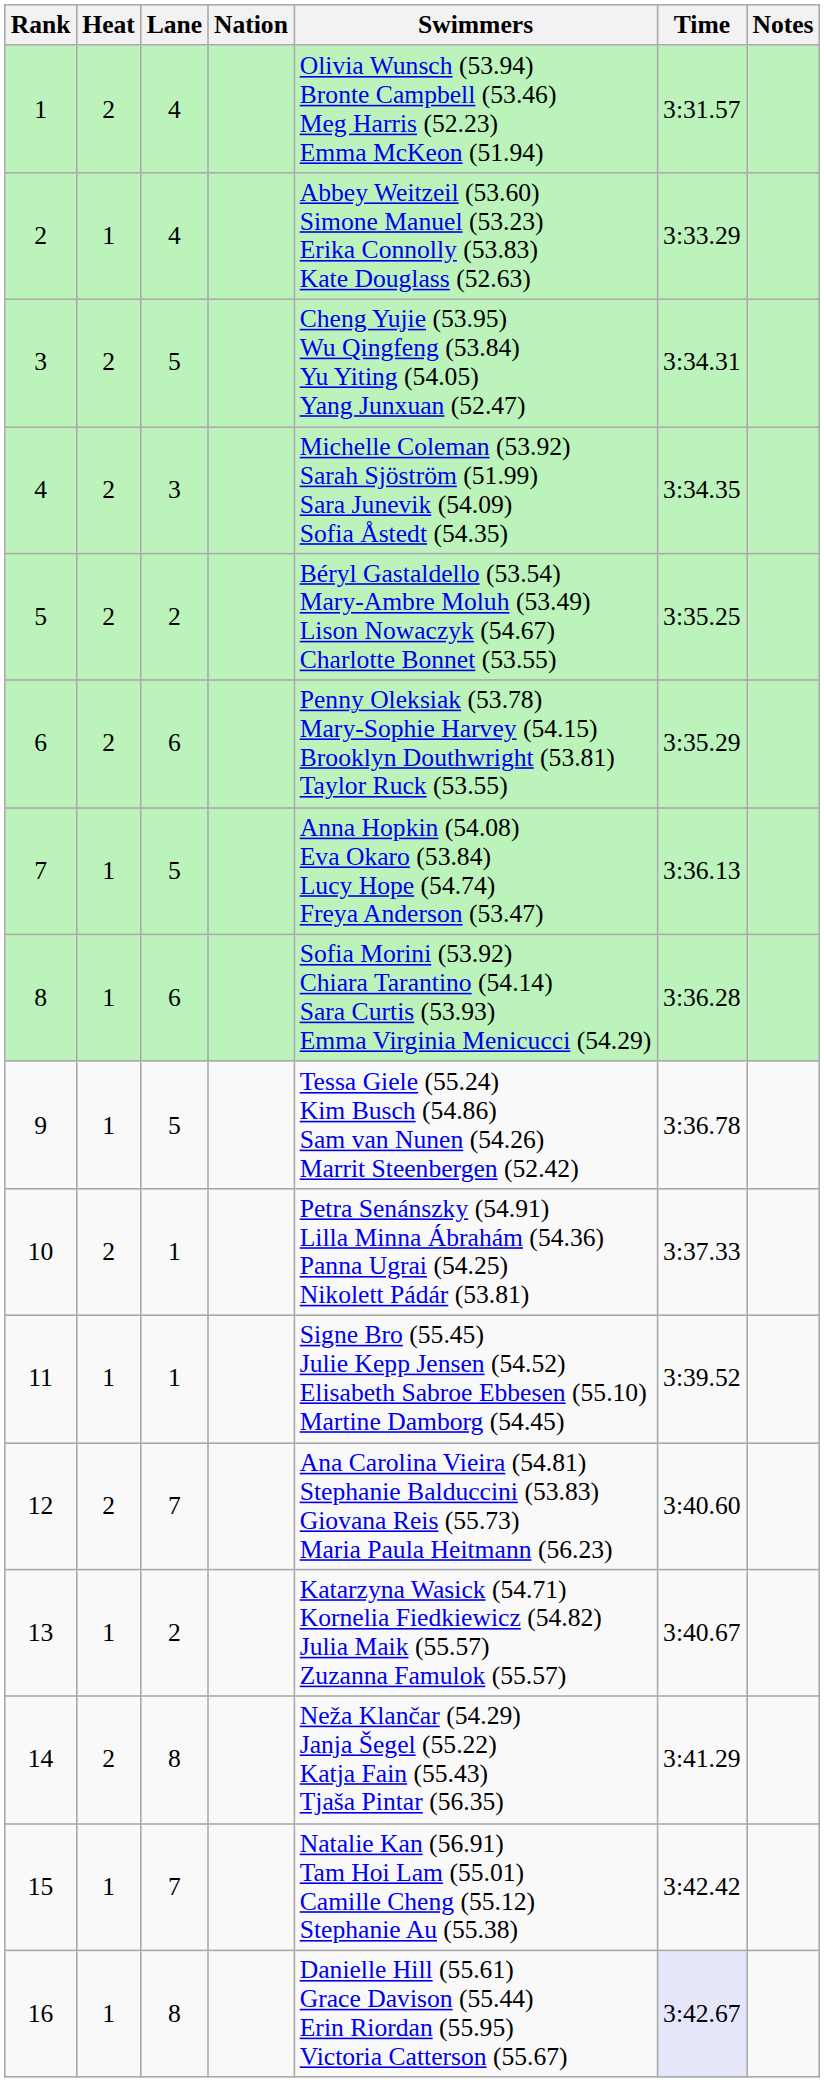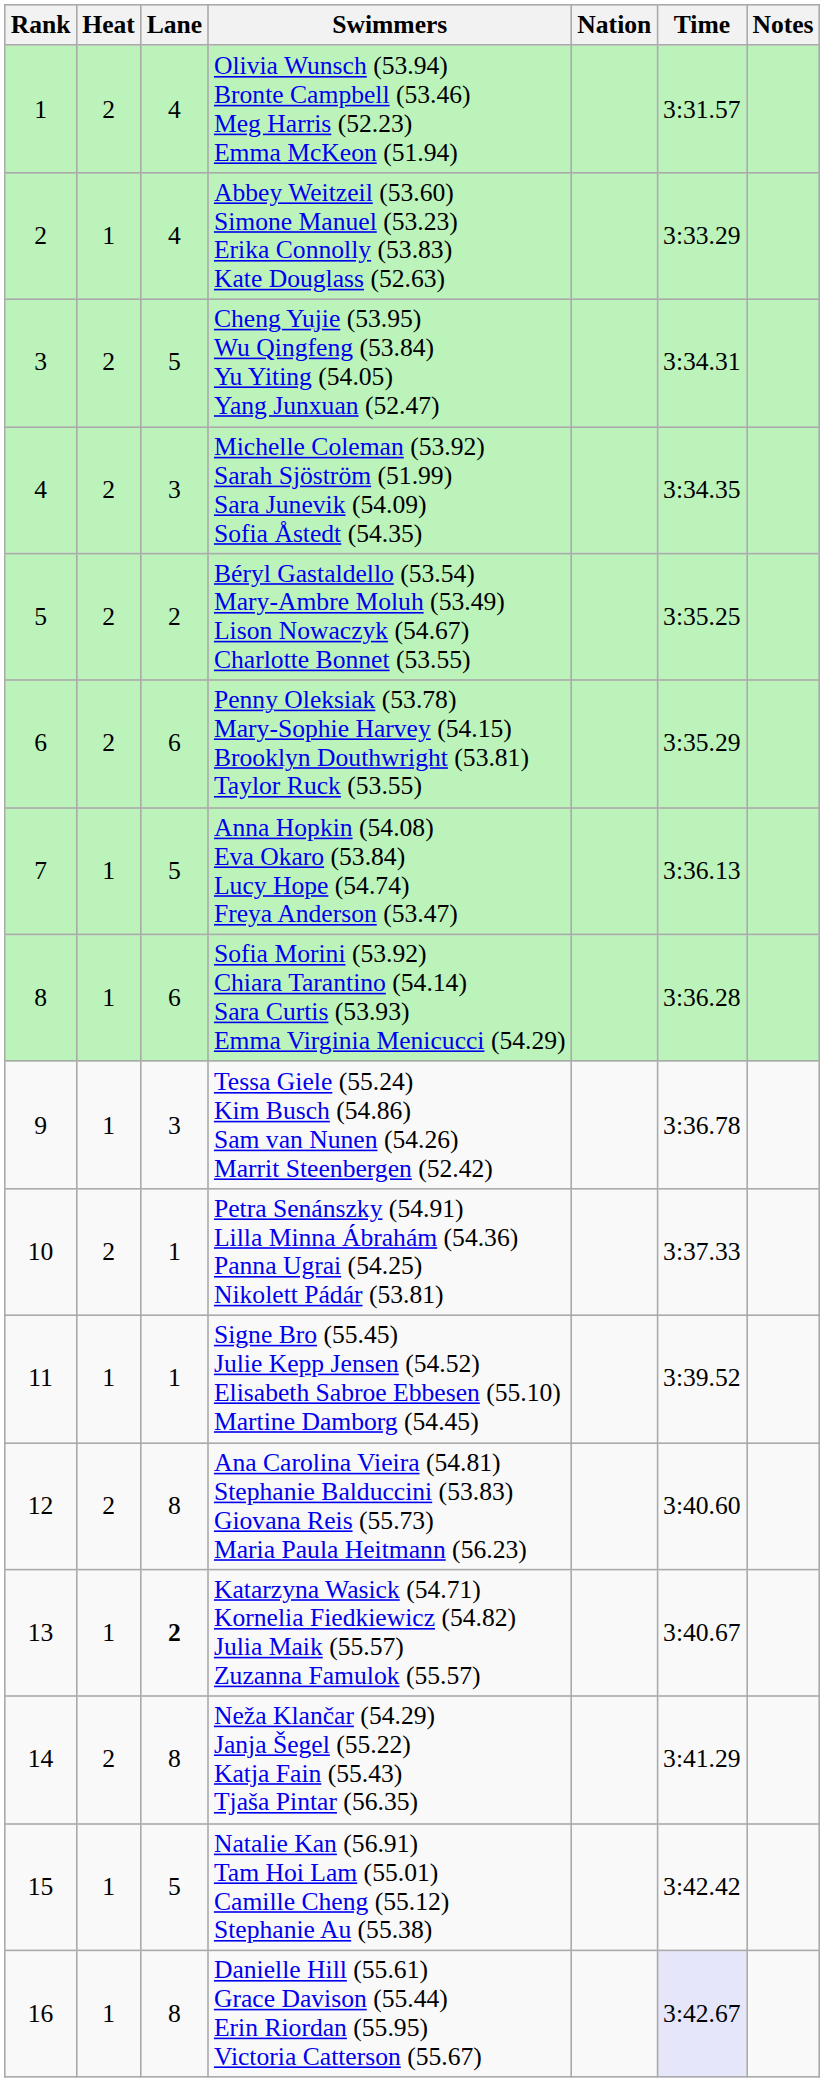columns swapped: (251, 24) <-> (476, 24)
(174, 1124) 5 -> (174, 1124) 3
(174, 1505) 7 -> (174, 1505) 8
(174, 1632) normal -> (174, 1632) bold
(174, 1886) 7 -> (174, 1886) 5
